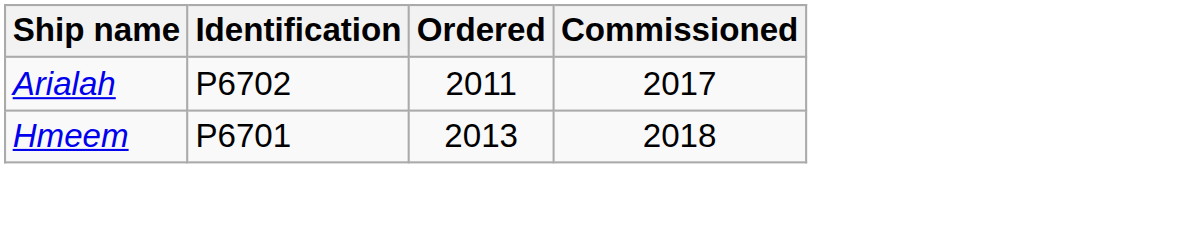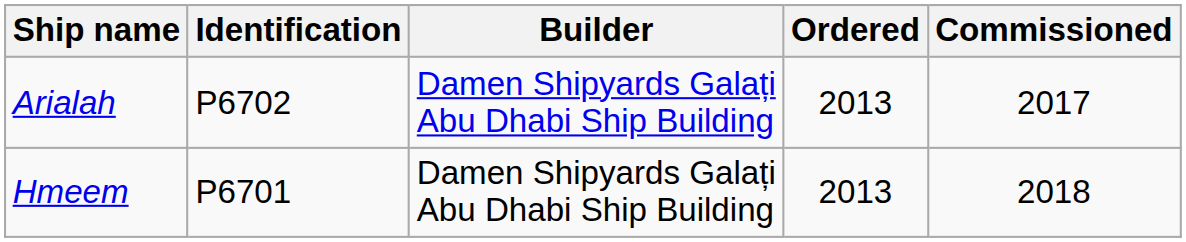+ column: (596, 30)
(481, 83) 2011 -> (855, 101) 2013
